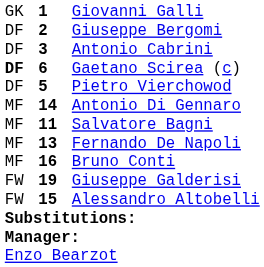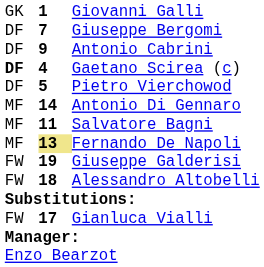(43, 31) 2 -> (43, 31) 7
(43, 50) 3 -> (43, 50) 9
(43, 69) 6 -> (43, 69) 4
(48, 144) no background -> (48, 144) khaki background
- row: (123, 162)
(48, 200) 15 -> (48, 181) 18
+ row: (142, 219)
